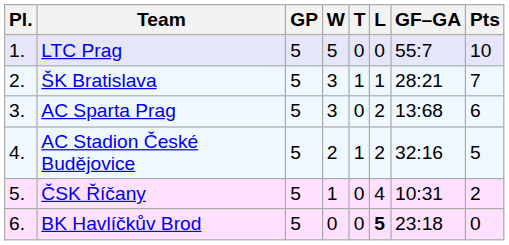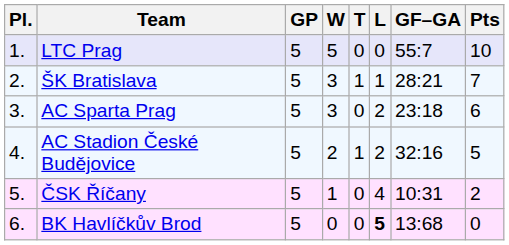(419, 111) 13:68 -> (419, 111) 23:18
(419, 224) 23:18 -> (419, 224) 13:68
